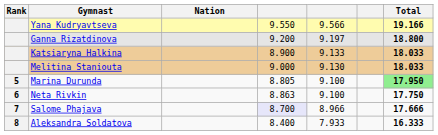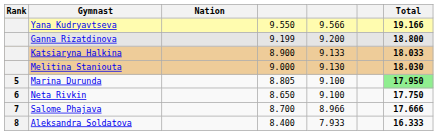(282, 39) 9.200 -> (282, 39) 9.199
(332, 39) 9.197 -> (332, 39) 9.200
(409, 67) 18.033 -> (409, 67) 18.030
(282, 95) 8.863 -> (282, 95) 8.650
(282, 109) lavender background -> (282, 109) no background
